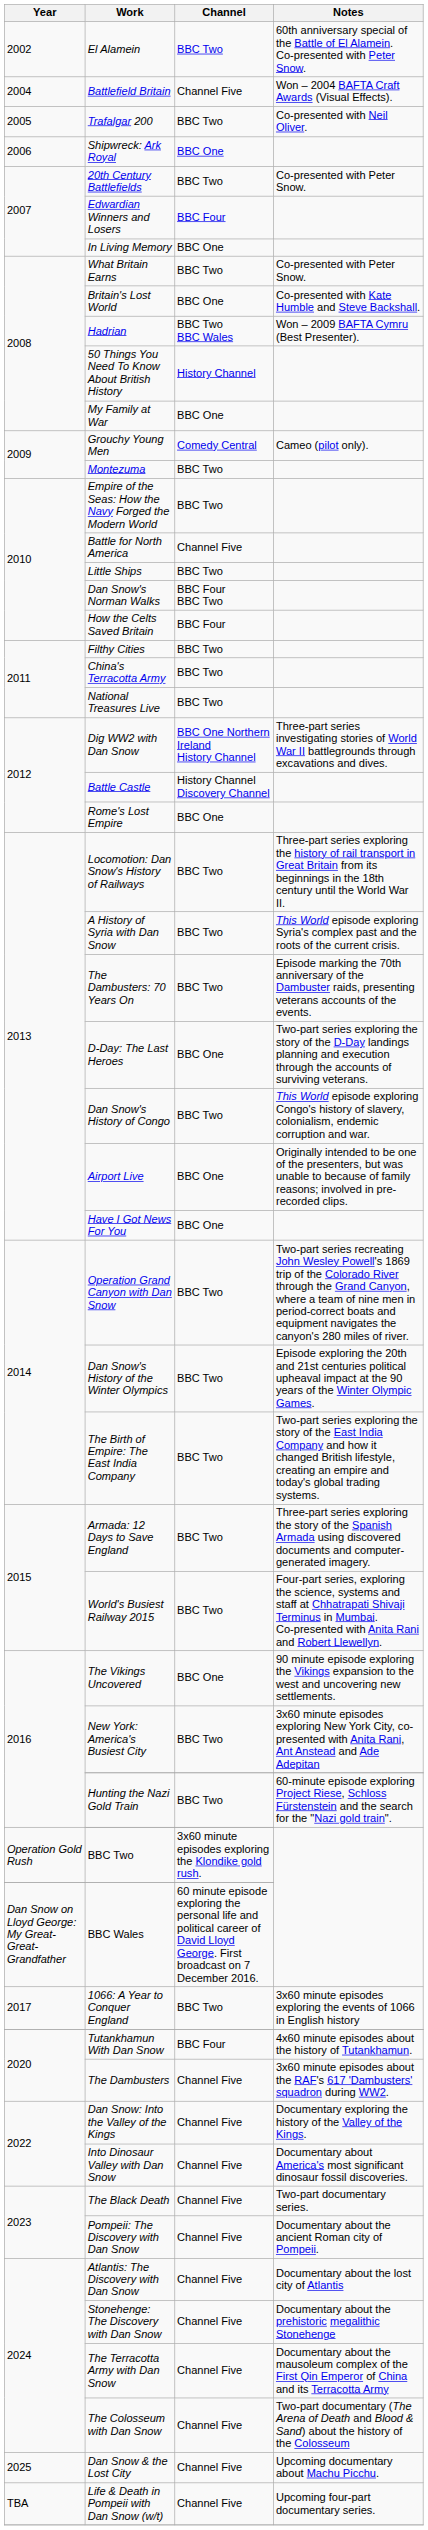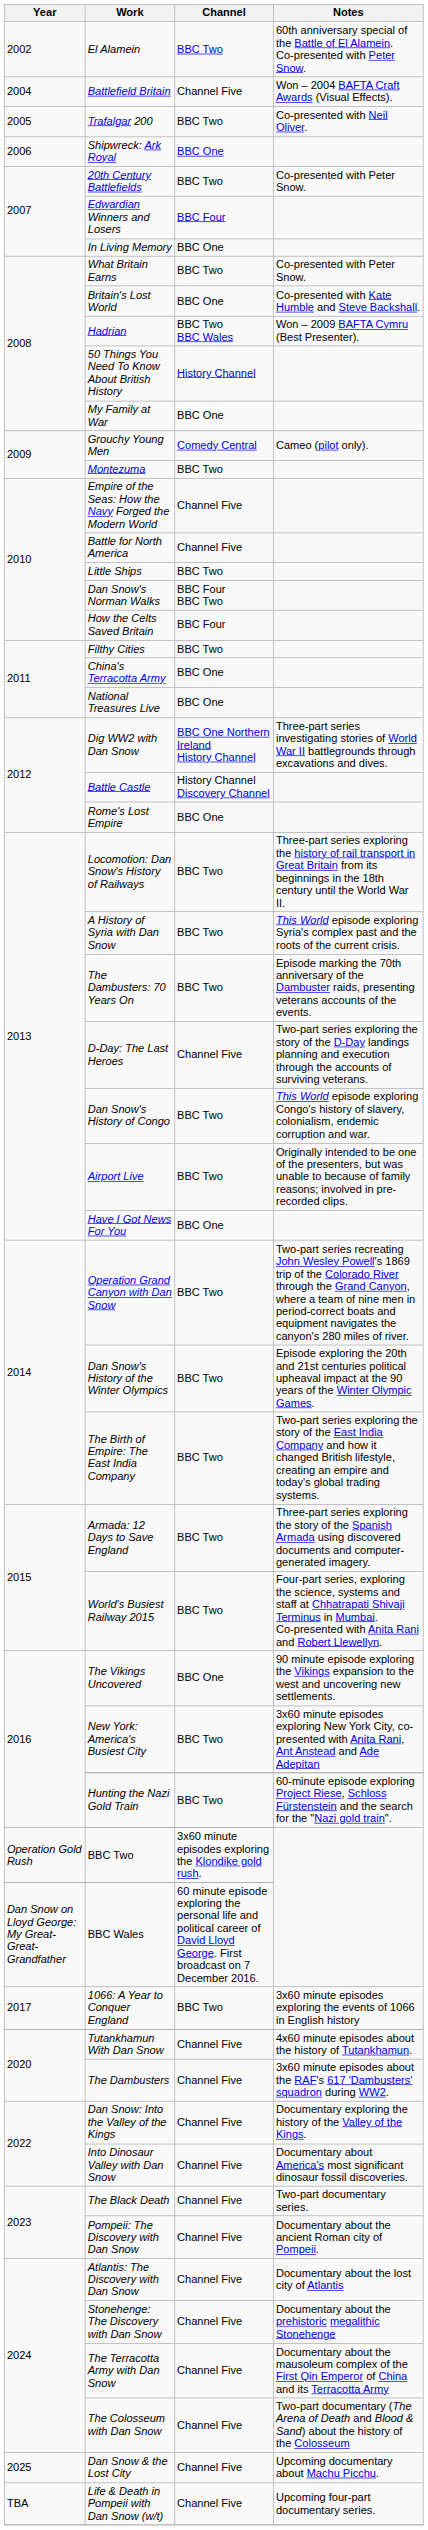(200, 505) BBC Two -> (210, 505) Channel Five
(200, 672) BBC Two -> (200, 672) BBC One
(200, 702) BBC Two -> (200, 702) BBC One
(200, 1055) BBC One -> (210, 1055) Channel Five
(200, 1177) BBC One -> (200, 1177) BBC Two
(201, 2044) BBC Four -> (210, 2044) Channel Five
